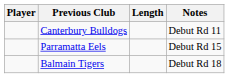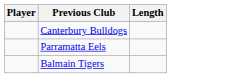- column: (195, 13)
